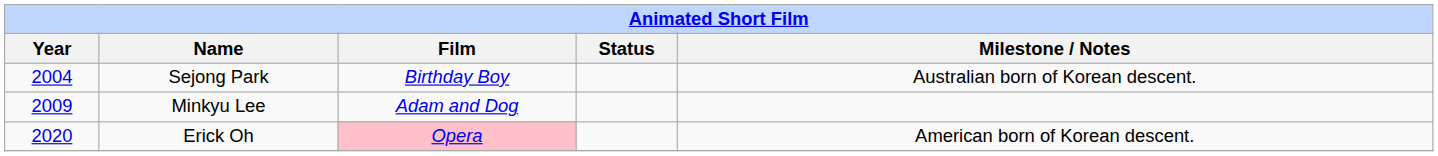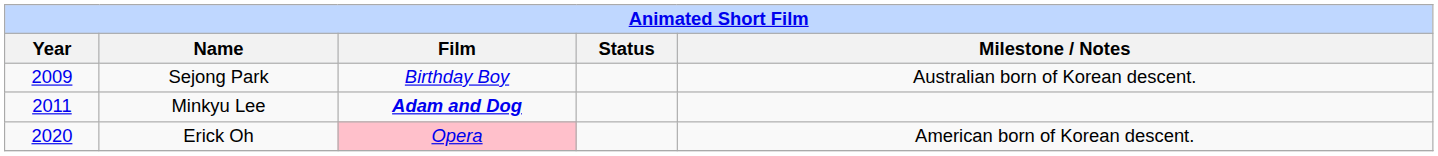(52, 77) 2004 -> (52, 77) 2009
(52, 106) 2009 -> (52, 106) 2011
(457, 106) normal -> (457, 106) bold
